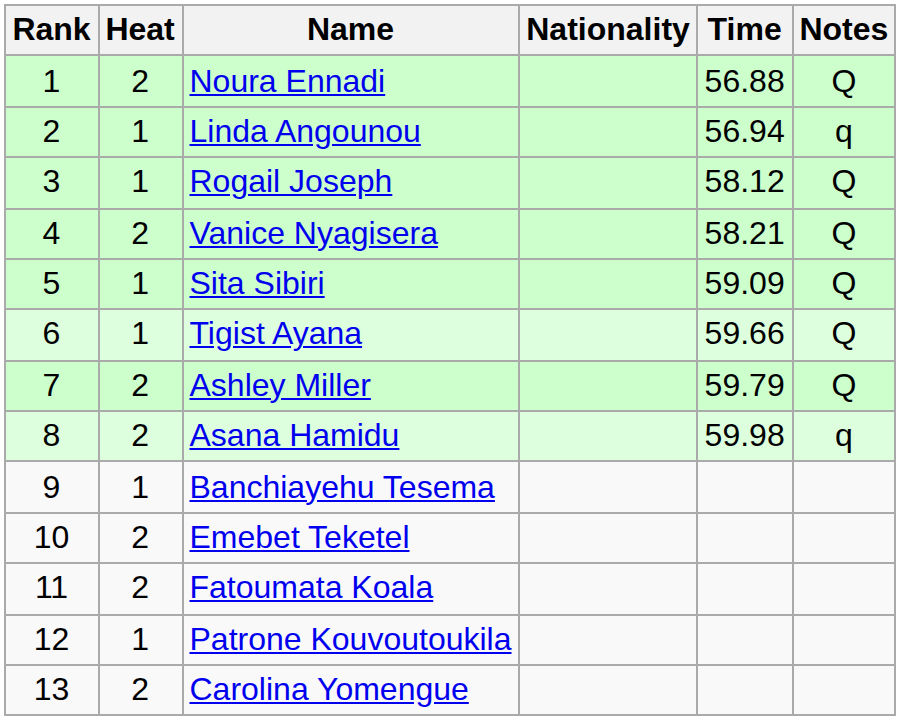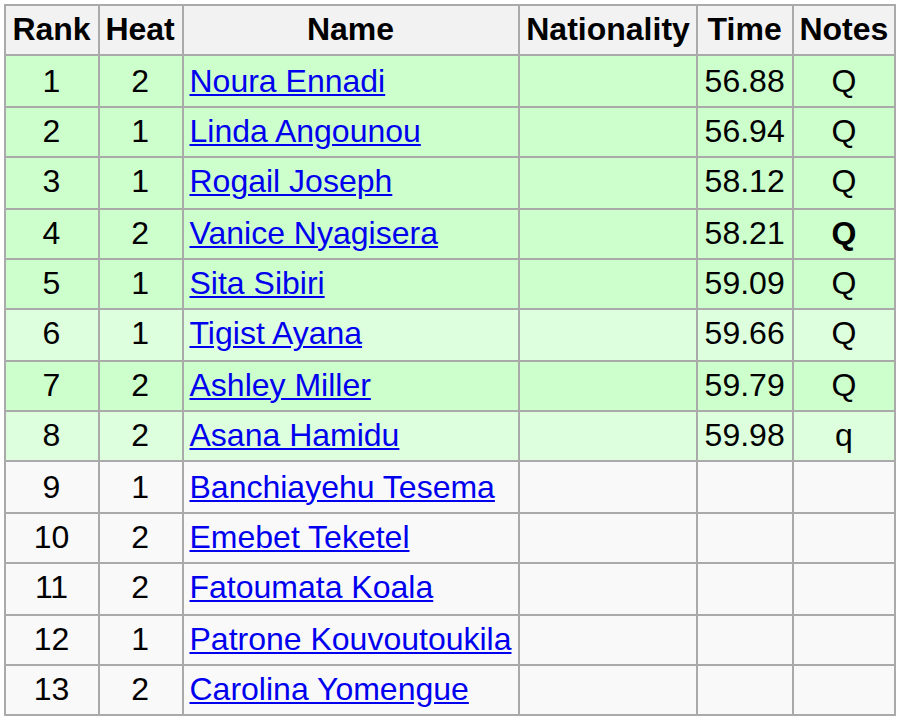(844, 131) q -> (844, 131) Q
(844, 232) normal -> (844, 232) bold
